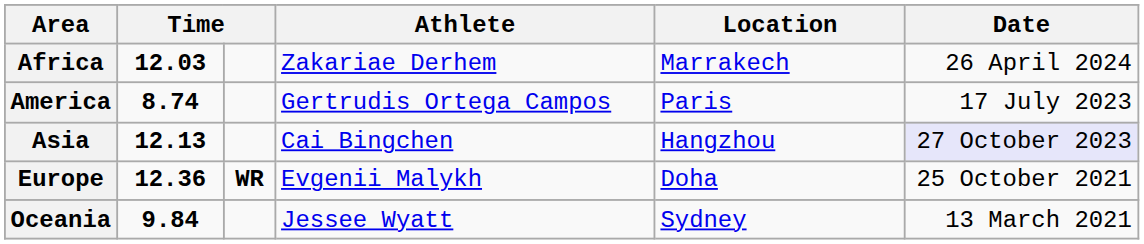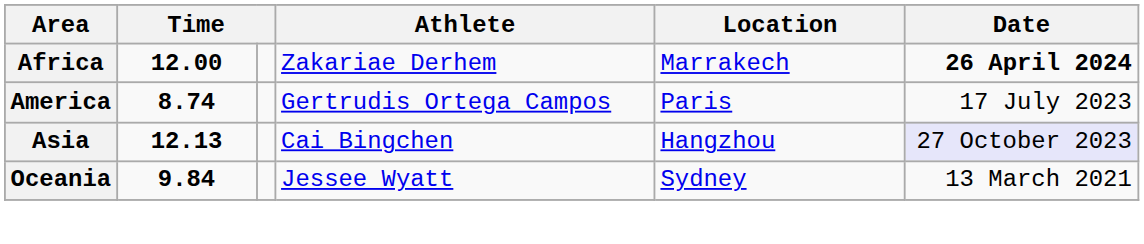(170, 63) 12.03 -> (187, 63) 12.00
(1039, 63) normal -> (1039, 63) bold
- row: (61, 180)
